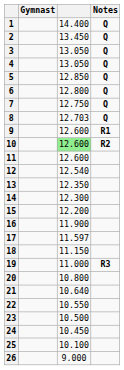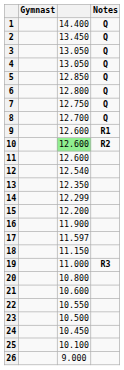(74, 118) 12.703 -> (74, 118) 12.700
(74, 198) 12.300 -> (74, 198) 12.299
(74, 292) 10.640 -> (74, 292) 10.600
